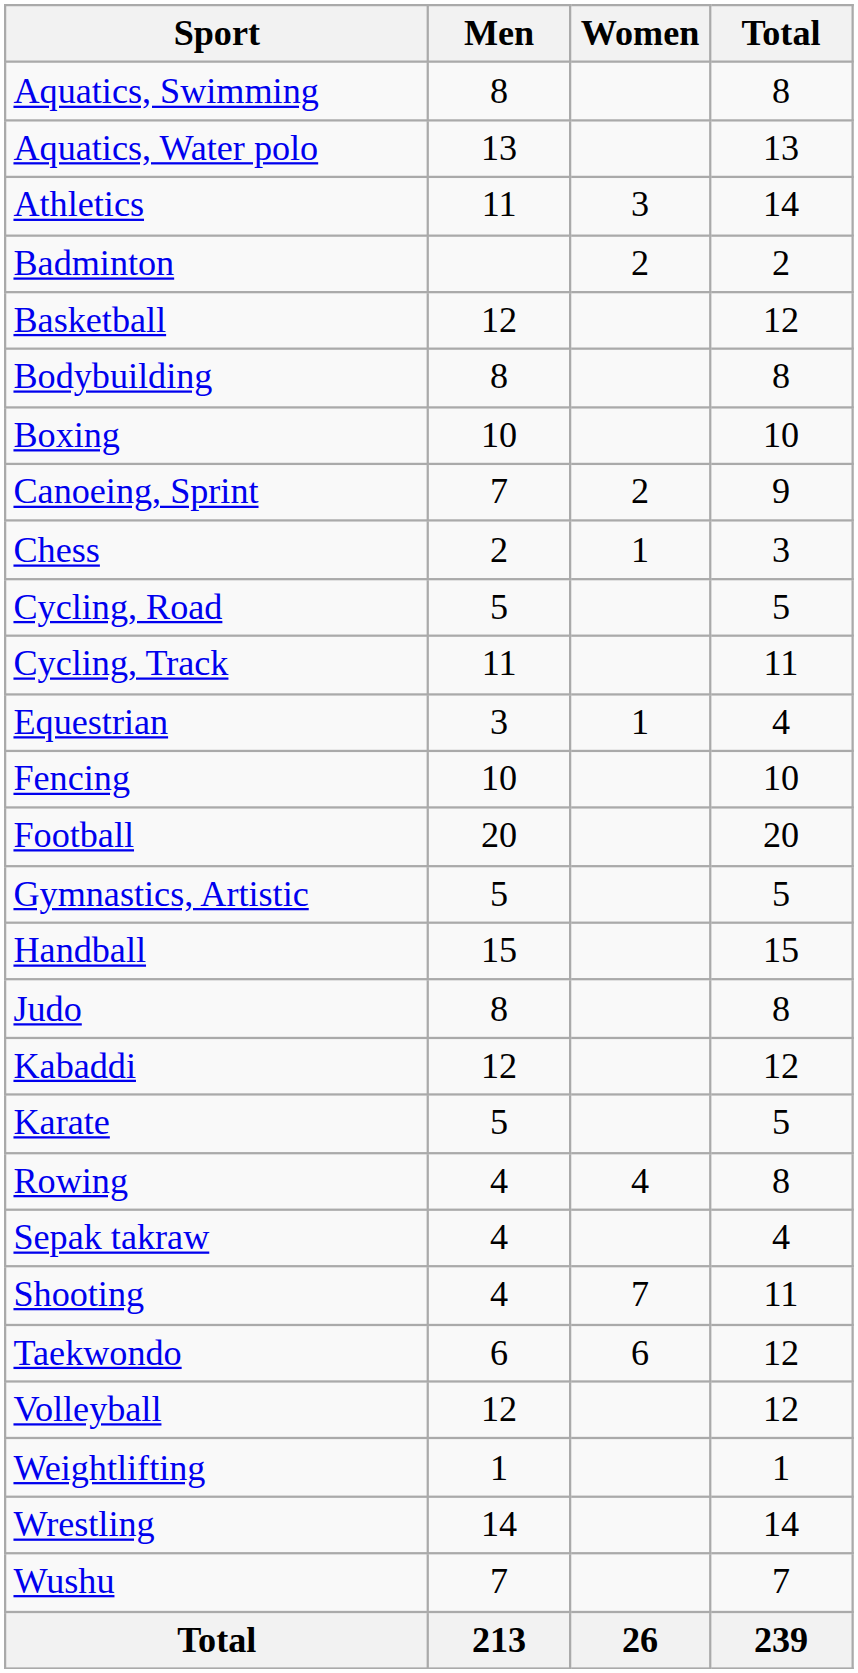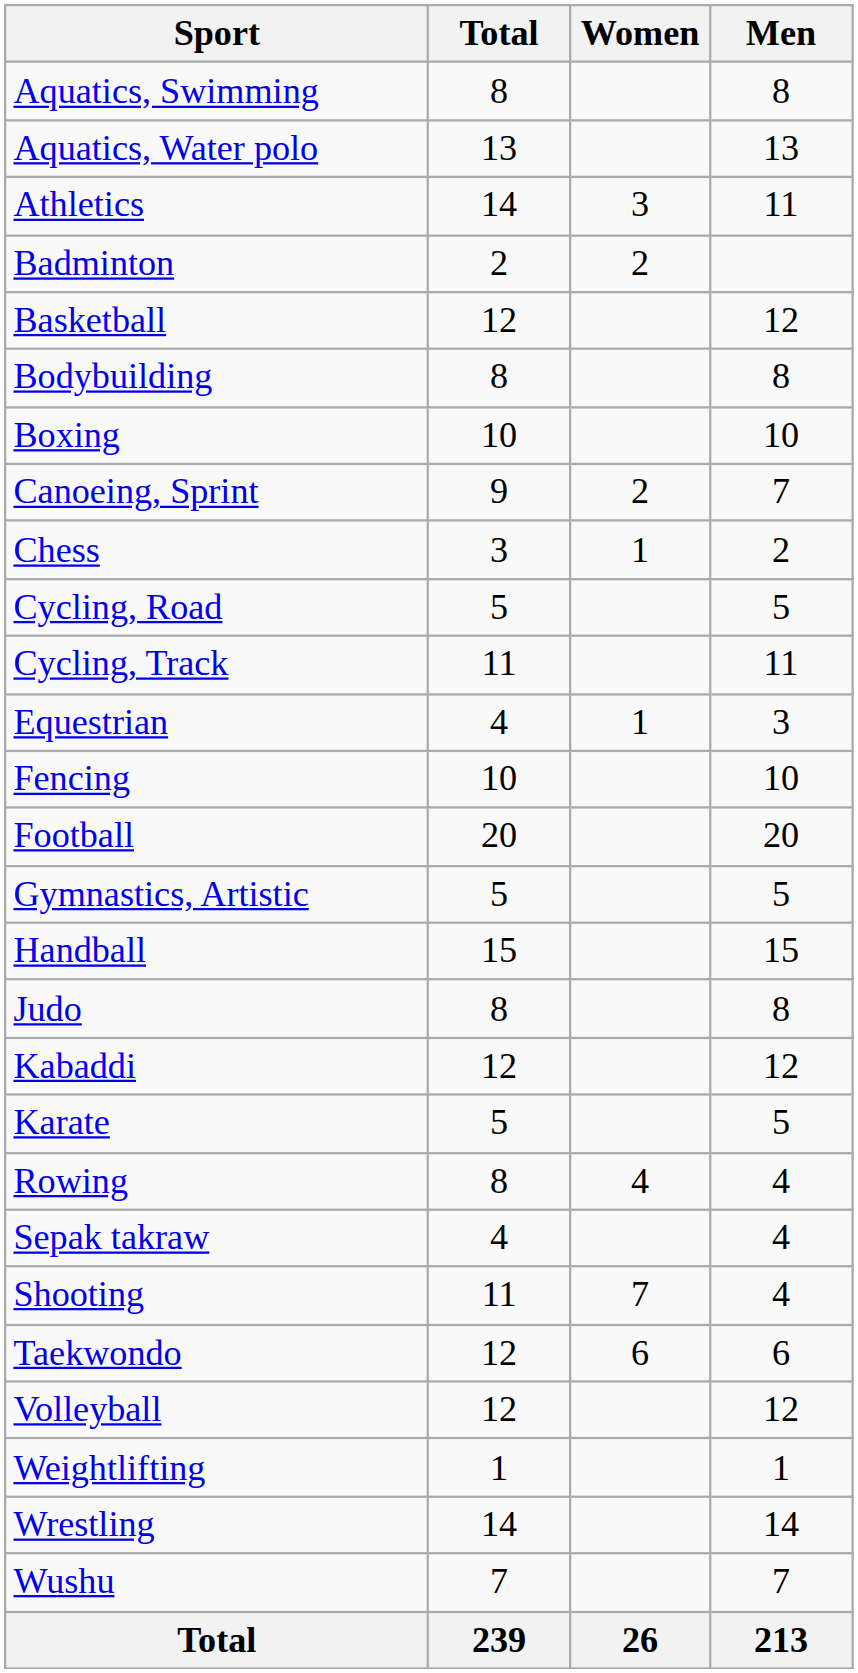columns swapped: (499, 33) <-> (781, 33)
